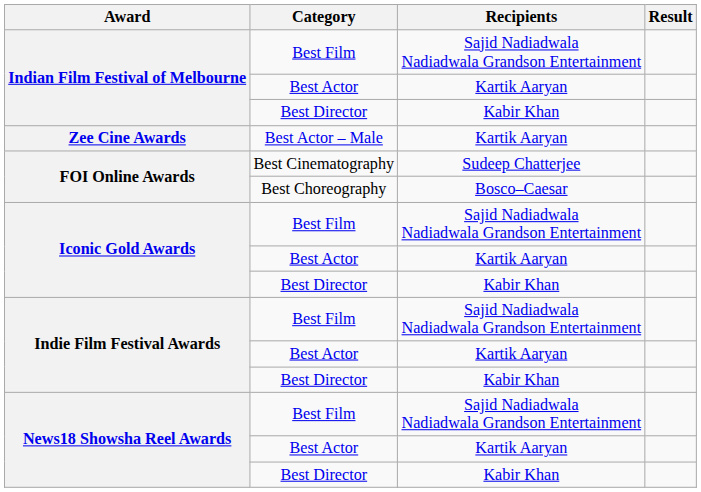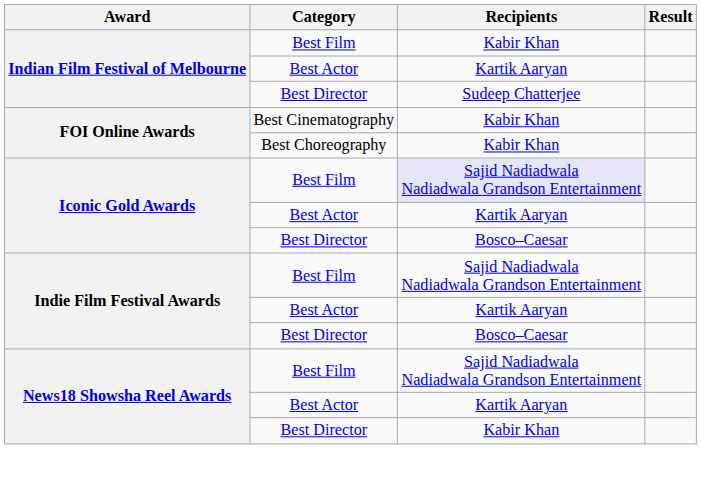(521, 52) Sajid Nadiadwala Nadiadwala Grandson Entertainment -> (521, 42) Kabir Khan
(521, 112) Kabir Khan -> (521, 94) Sudeep Chatterjee
- row: (127, 138)
(521, 163) Sudeep Chatterjee -> (521, 119) Kabir Khan
(521, 189) Bosco–Caesar -> (521, 145) Kabir Khan
(521, 223) no background -> (521, 180) lavender background
(521, 284) Kabir Khan -> (521, 240) Bosco–Caesar
(521, 379) Kabir Khan -> (521, 335) Bosco–Caesar
